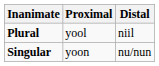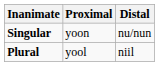rows swapped: (29, 52) <-> (23, 33)
